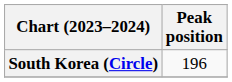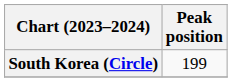(194, 63) 196 -> (194, 63) 199
